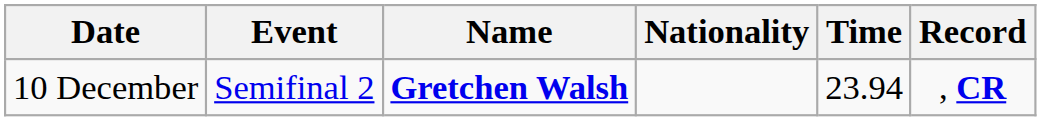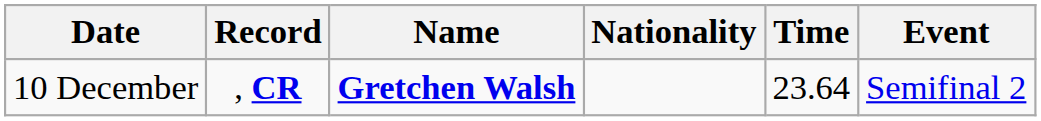columns swapped: (294, 31) <-> (973, 31)
(864, 86) 23.94 -> (811, 86) 23.64
